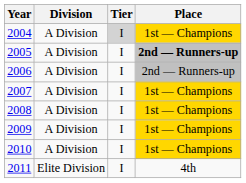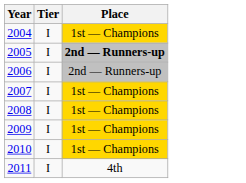- column: (71, 14)
(122, 33) lightgrey background -> (48, 33) no background
